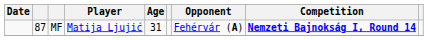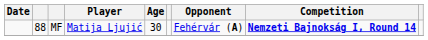(40, 28) 87 -> (40, 28) 88
(156, 28) 31 -> (156, 28) 30
